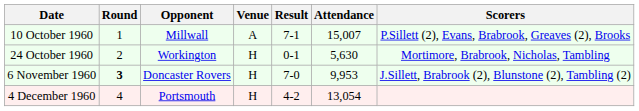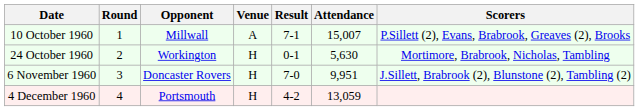(120, 75) bold -> (120, 75) normal
(344, 75) 9,953 -> (344, 75) 9,951
(344, 96) 13,054 -> (344, 96) 13,059
